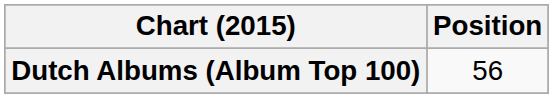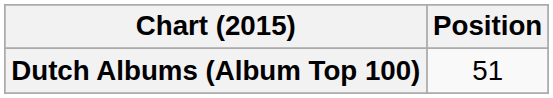(488, 70) 56 -> (488, 70) 51
